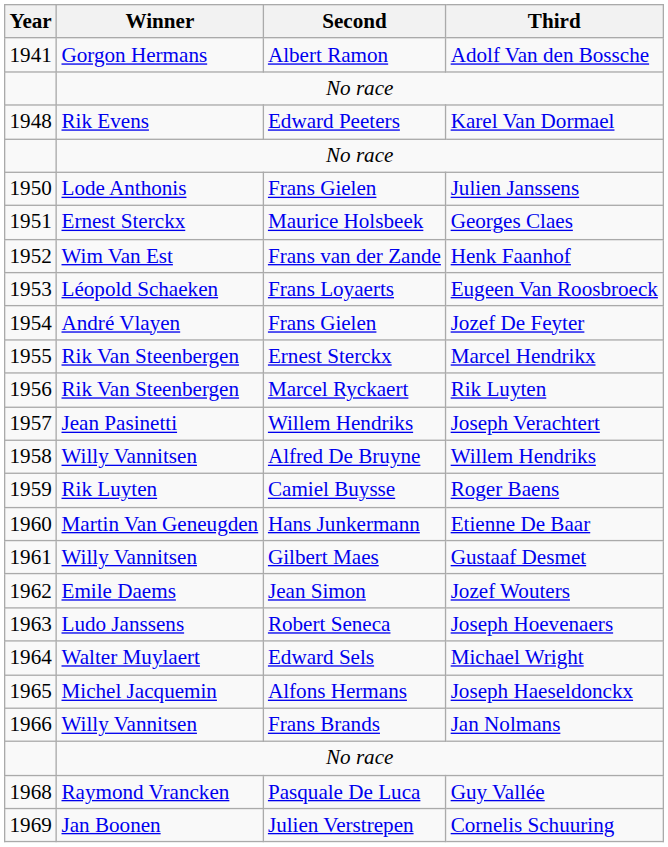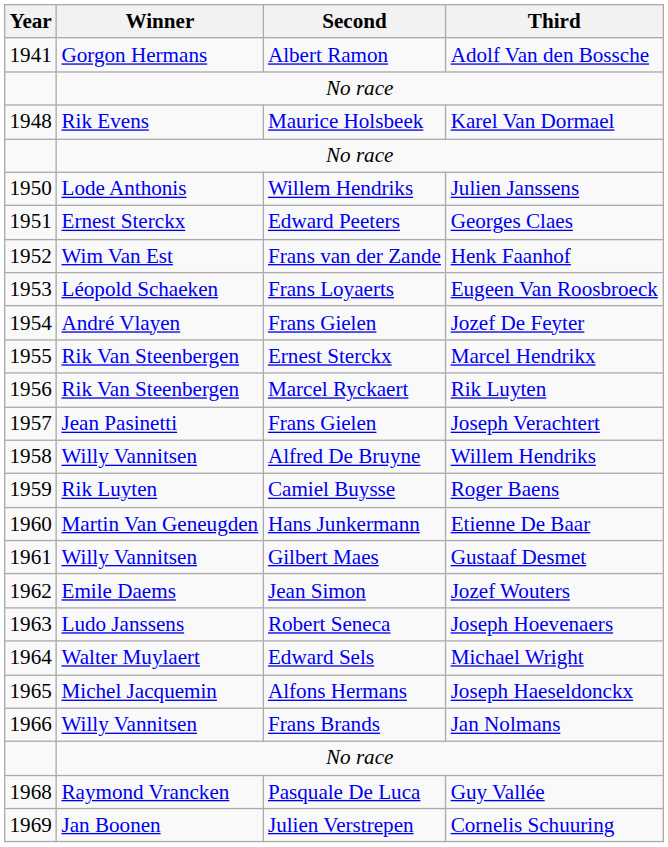(334, 121) Edward Peeters -> (346, 121) Maurice Holsbeek
(322, 188) Frans Gielen -> (341, 188) Willem Hendriks
(346, 222) Maurice Holsbeek -> (334, 222) Edward Peeters
(341, 423) Willem Hendriks -> (322, 423) Frans Gielen
